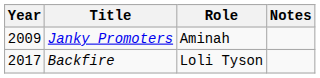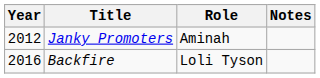(25, 39) 2009 -> (25, 39) 2012
(25, 61) 2017 -> (25, 61) 2016
